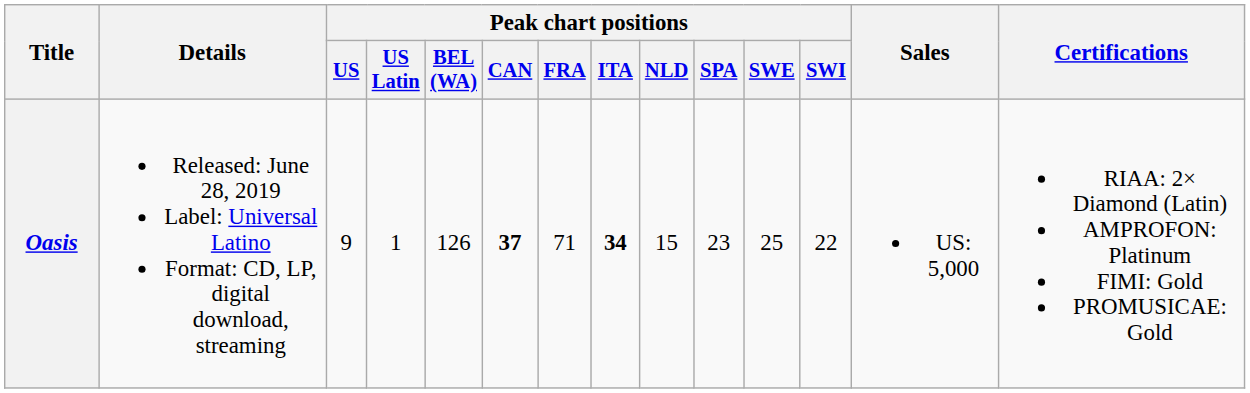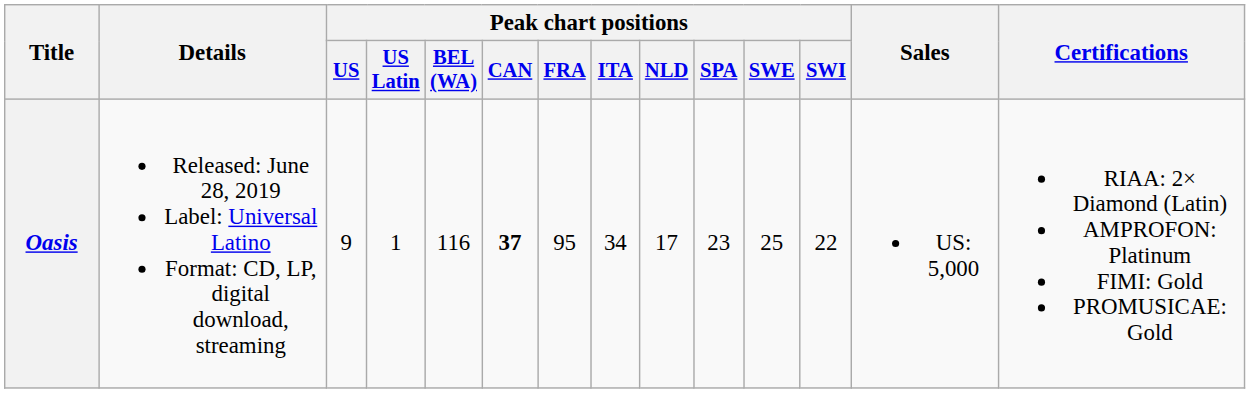(454, 243) 126 -> (454, 243) 116
(565, 243) 71 -> (565, 243) 95
(615, 243) bold -> (615, 243) normal
(667, 243) 15 -> (667, 243) 17
